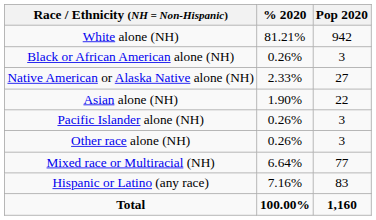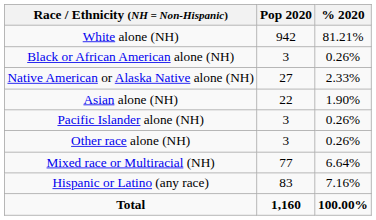columns swapped: (342, 15) <-> (285, 15)
